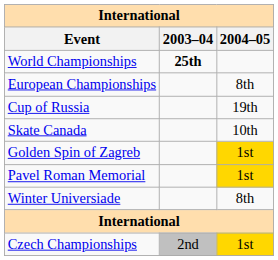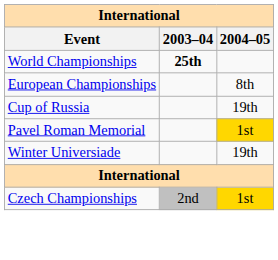- row: (47, 130)
- row: (74, 152)
(245, 198) 8th -> (245, 152) 19th
